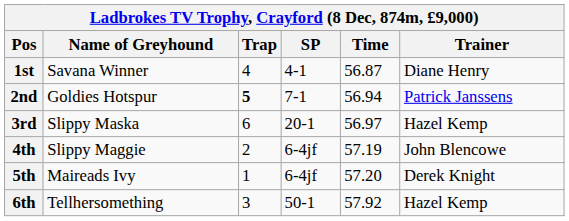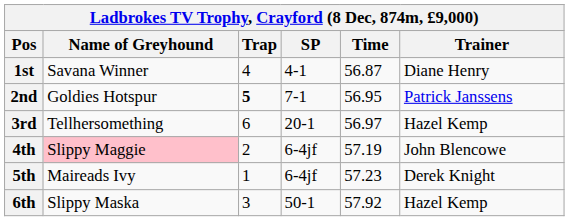(363, 96) 56.94 -> (363, 96) 56.95
(93, 123) Slippy Maska -> (105, 123) Tellhersomething
(96, 149) no background -> (96, 149) pink background
(363, 176) 57.20 -> (363, 176) 57.23
(105, 202) Tellhersomething -> (93, 202) Slippy Maska
